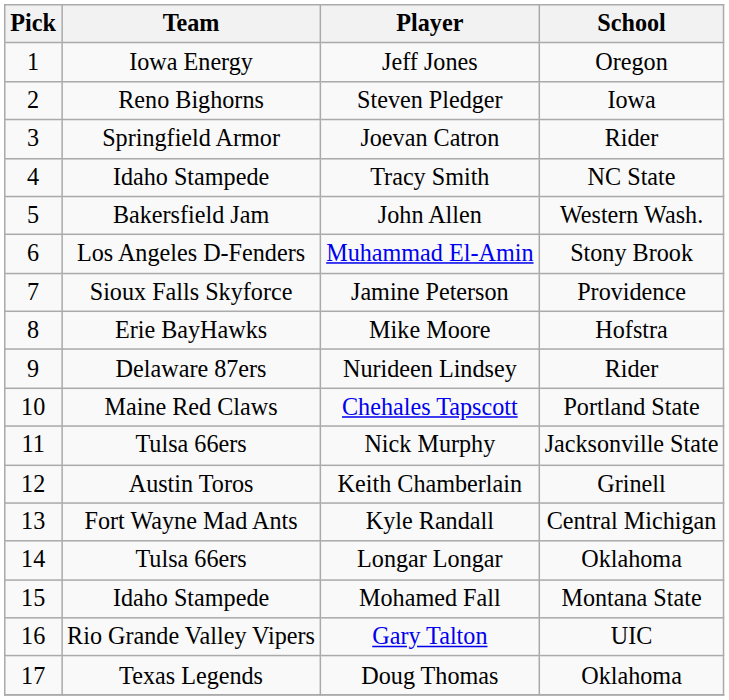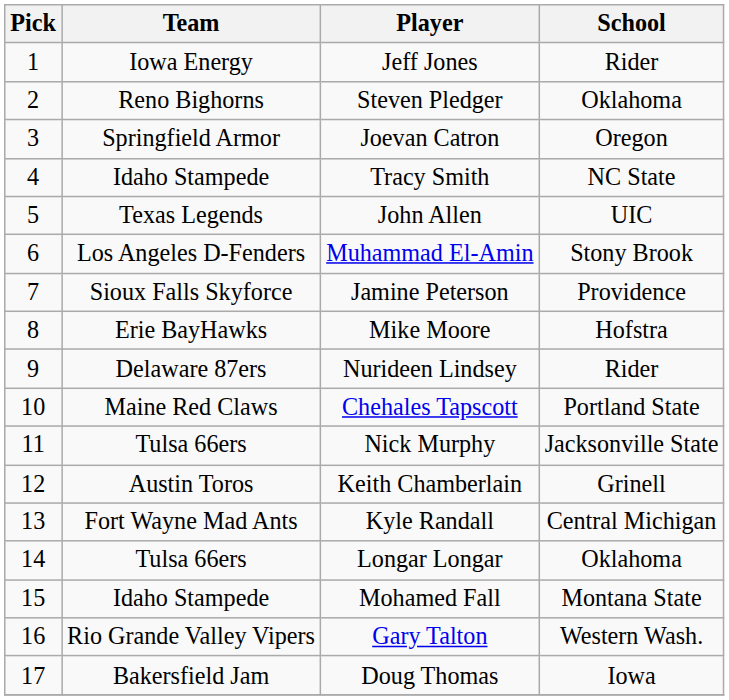(632, 61) Oregon -> (632, 61) Rider
(632, 100) Iowa -> (632, 100) Oklahoma
(632, 138) Rider -> (632, 138) Oregon
(191, 215) Bakersfield Jam -> (191, 215) Texas Legends
(632, 215) Western Wash. -> (632, 215) UIC
(632, 636) UIC -> (632, 636) Western Wash.
(191, 675) Texas Legends -> (191, 675) Bakersfield Jam
(632, 675) Oklahoma -> (632, 675) Iowa
